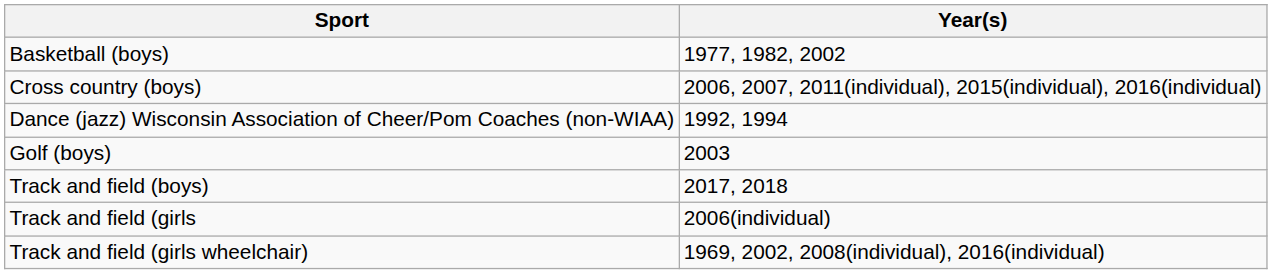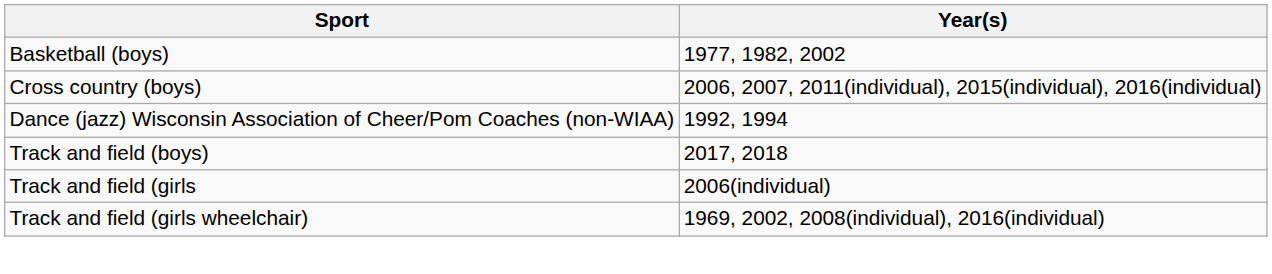- row: (60, 152)
